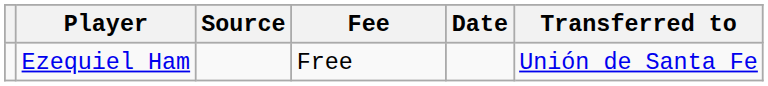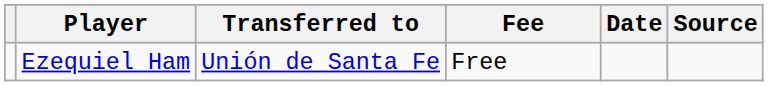columns swapped: (638, 24) <-> (243, 24)
